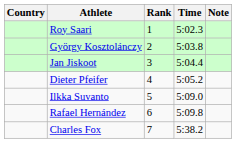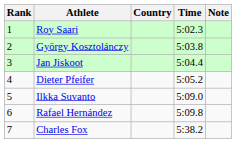columns swapped: (159, 12) <-> (26, 12)
